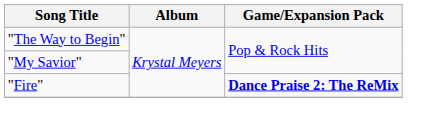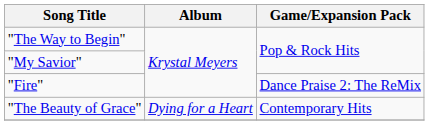(313, 85) bold -> (340, 85) normal
+ row: (75, 108)
